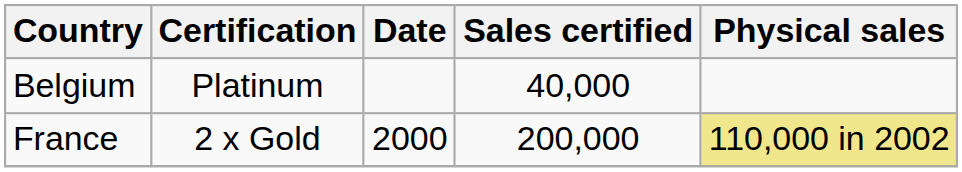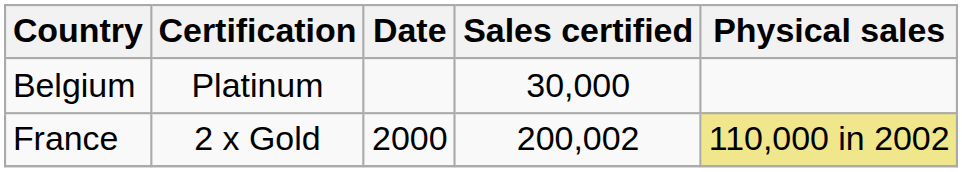(578, 85) 40,000 -> (578, 85) 30,000
(578, 138) 200,000 -> (578, 138) 200,002
